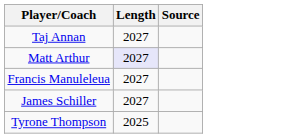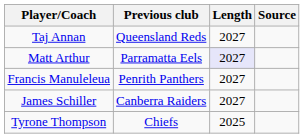+ column: (161, 15)
